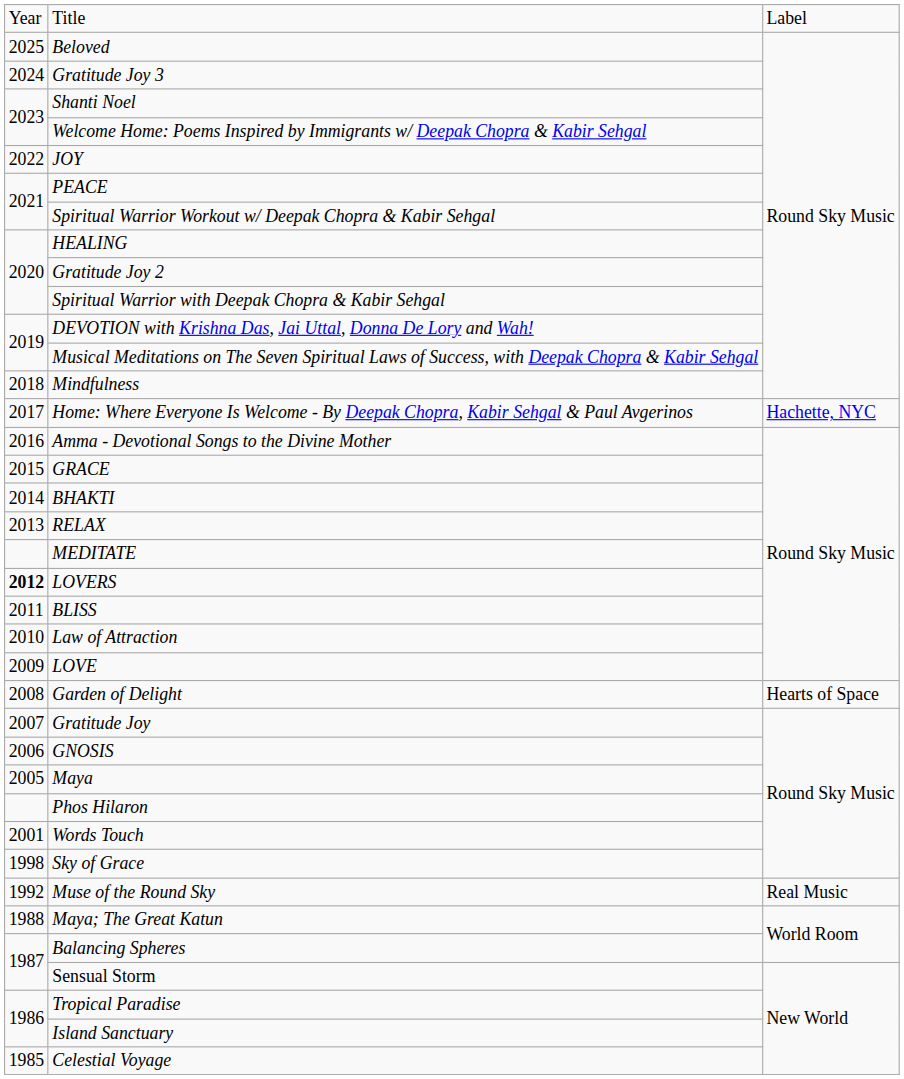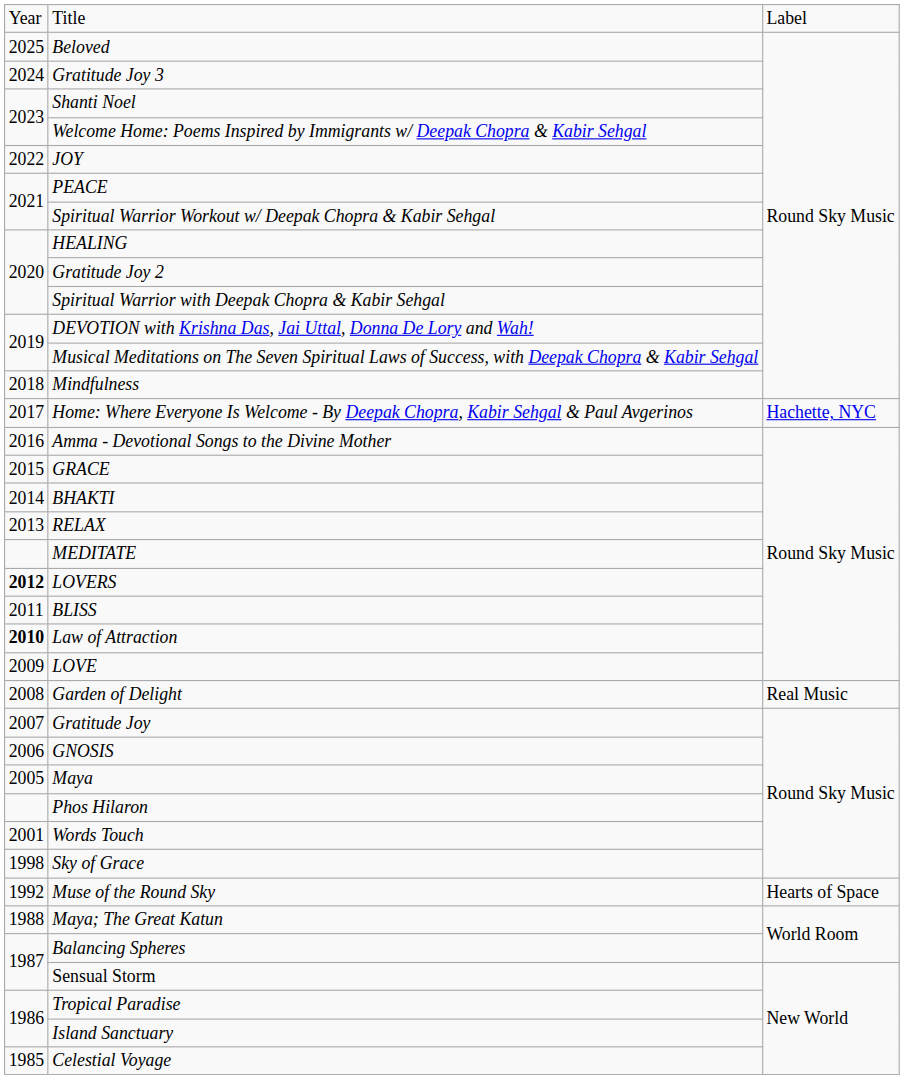(26, 638) normal -> (26, 638) bold
(823, 694) Hearts of Space -> (807, 694) Real Music
(807, 891) Real Music -> (823, 891) Hearts of Space
